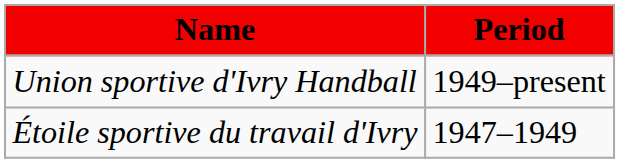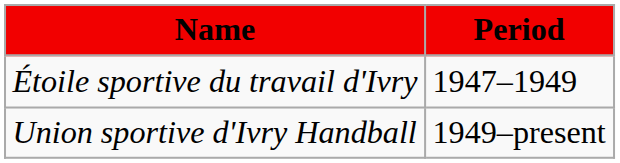rows swapped: (215, 132) <-> (215, 81)
